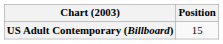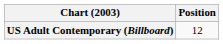(197, 30) 15 -> (197, 30) 12
